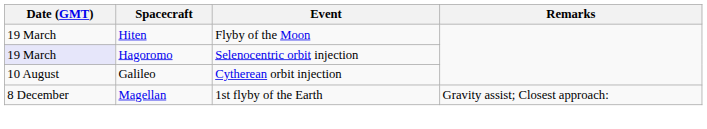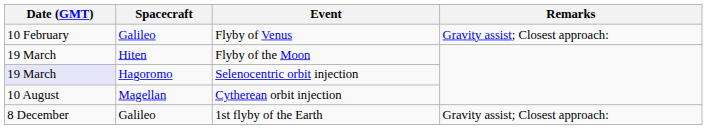+ row: (254, 34)
(137, 74) Galileo -> (142, 94) Magellan
(142, 94) Magellan -> (137, 114) Galileo
